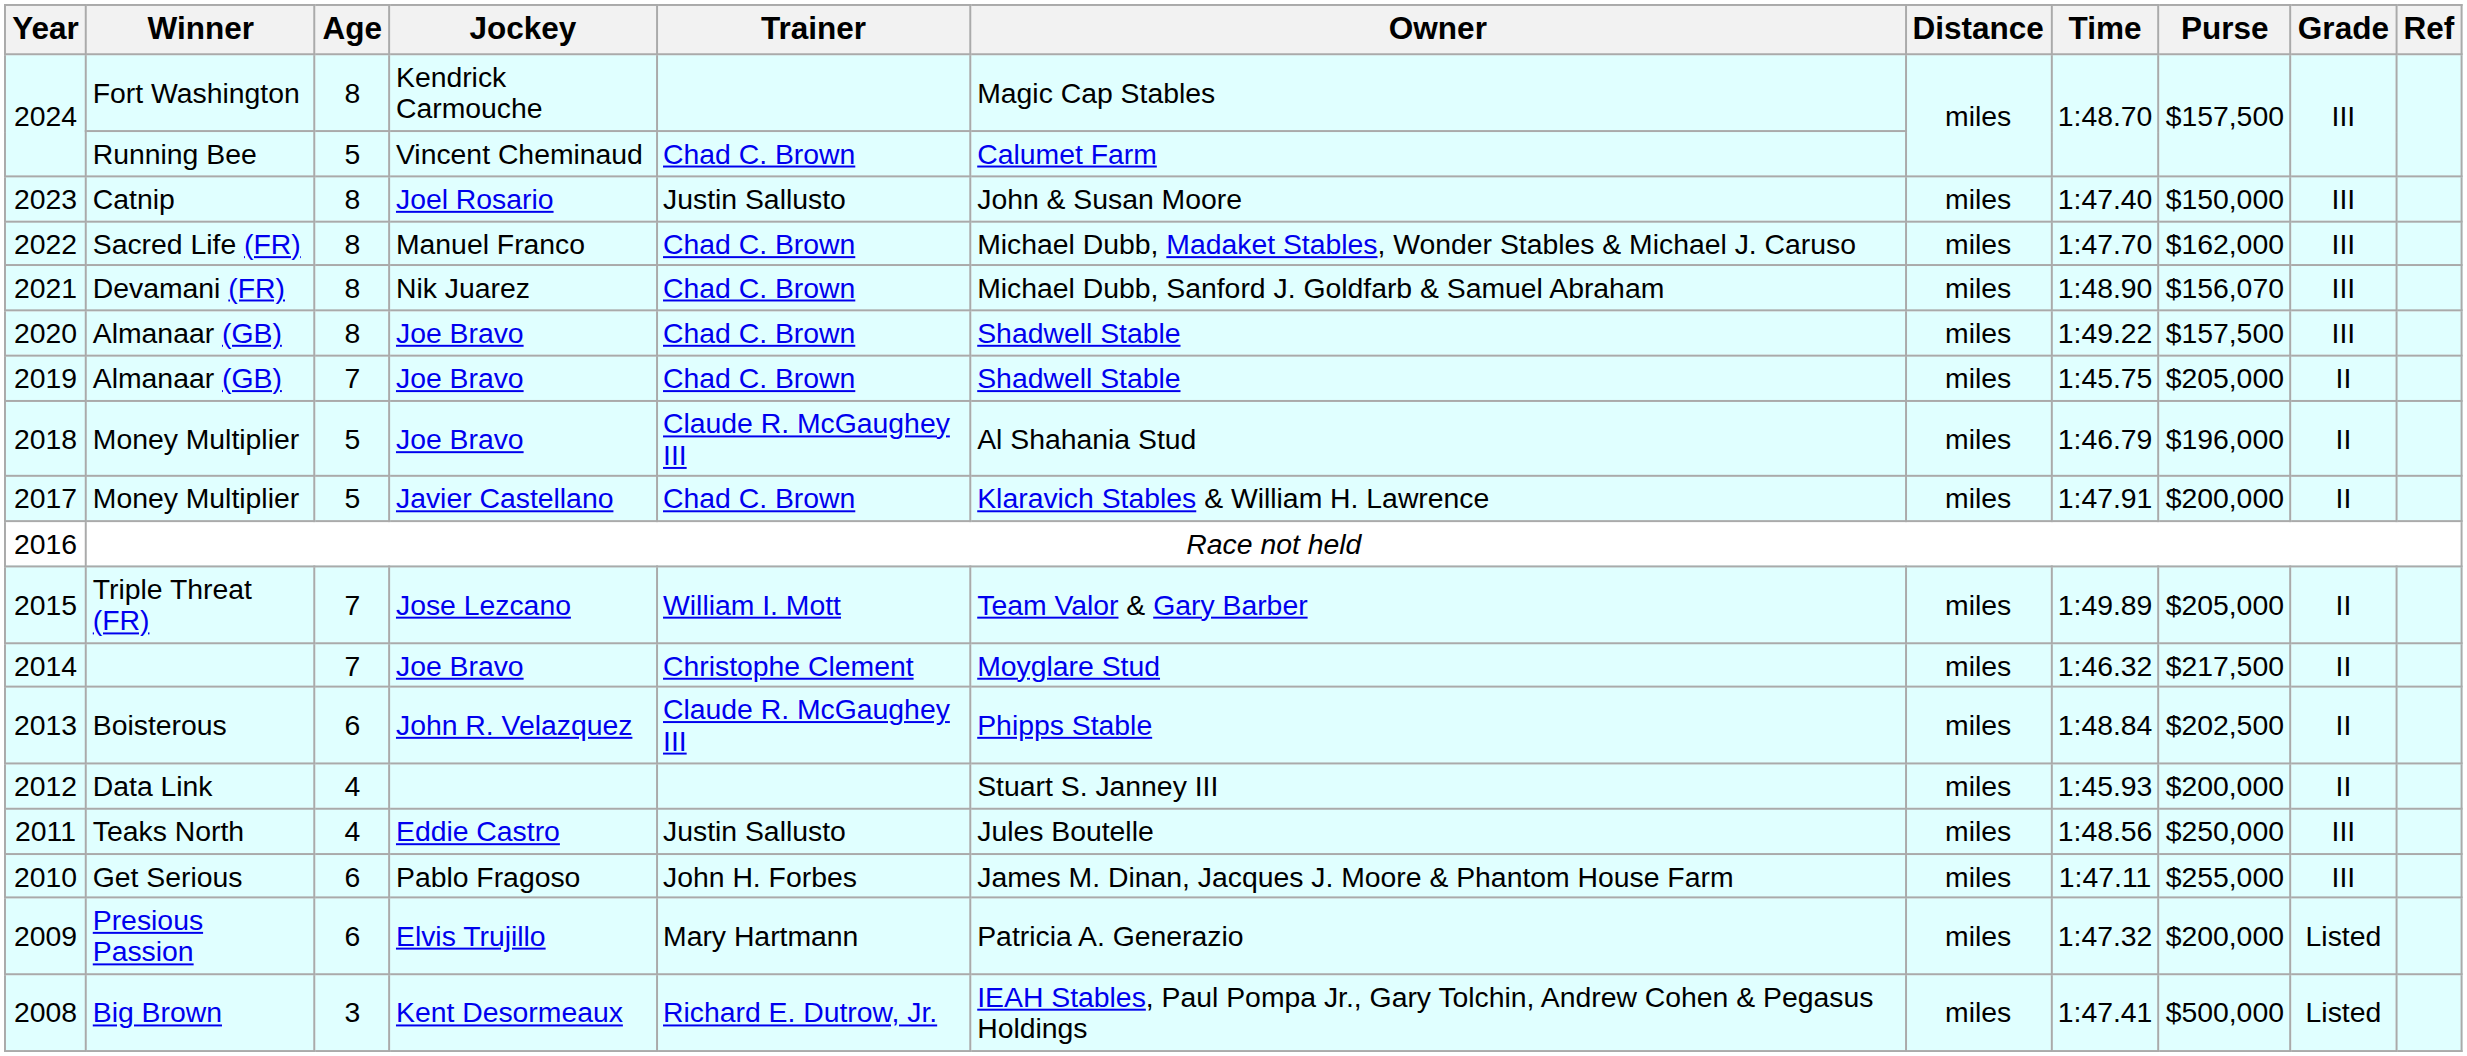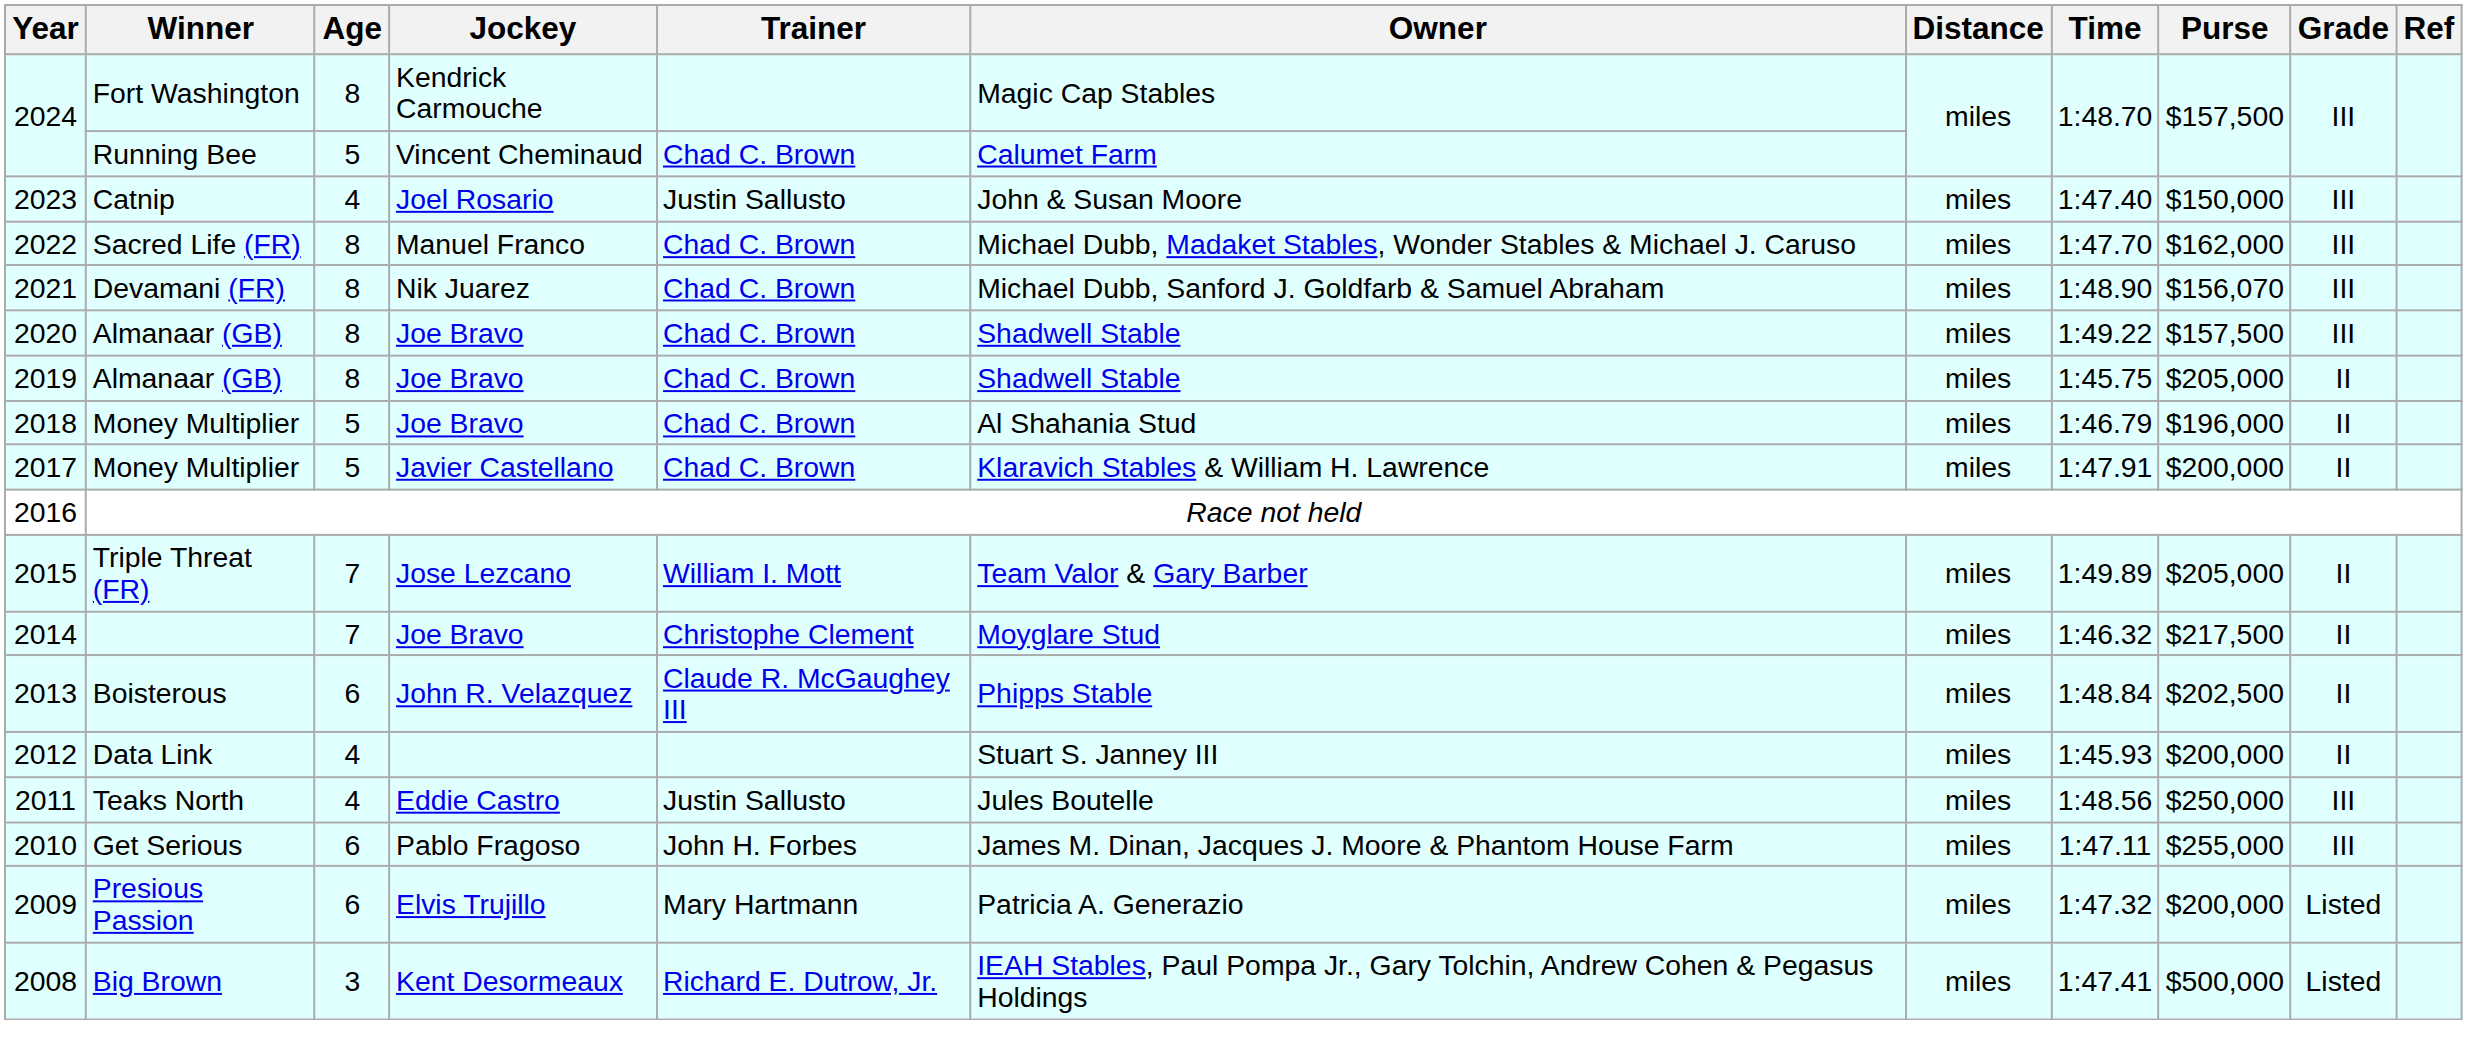(352, 199) 8 -> (352, 199) 4
(352, 378) 7 -> (352, 378) 8
(806, 438) Claude R. McGaughey III -> (759, 423) Chad C. Brown
